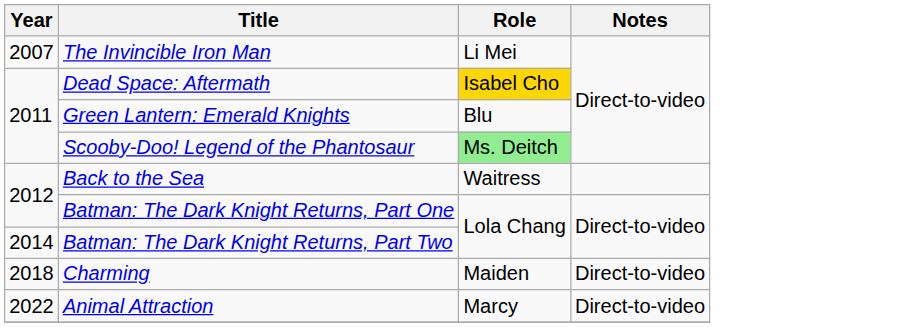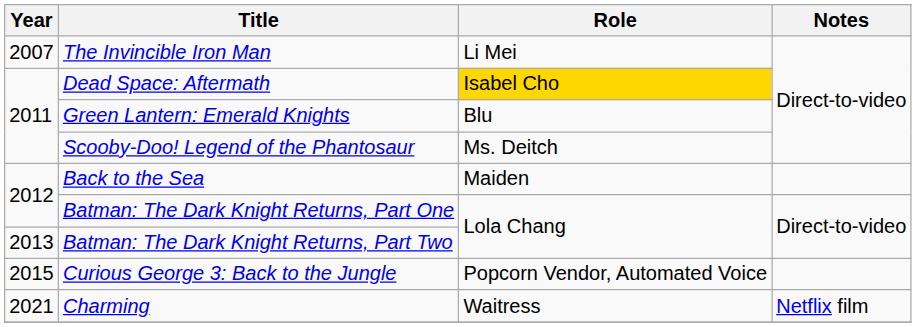(511, 147) lightgreen background -> (511, 147) no background
(502, 178) Waitress -> (496, 178) Maiden
(31, 242) 2014 -> (31, 242) 2013
+ row: (230, 274)
(31, 274) 2018 -> (31, 305) 2021
(496, 274) Maiden -> (502, 305) Waitress
(640, 274) Direct-to-video -> (822, 305) Netflix film
- row: (138, 305)
